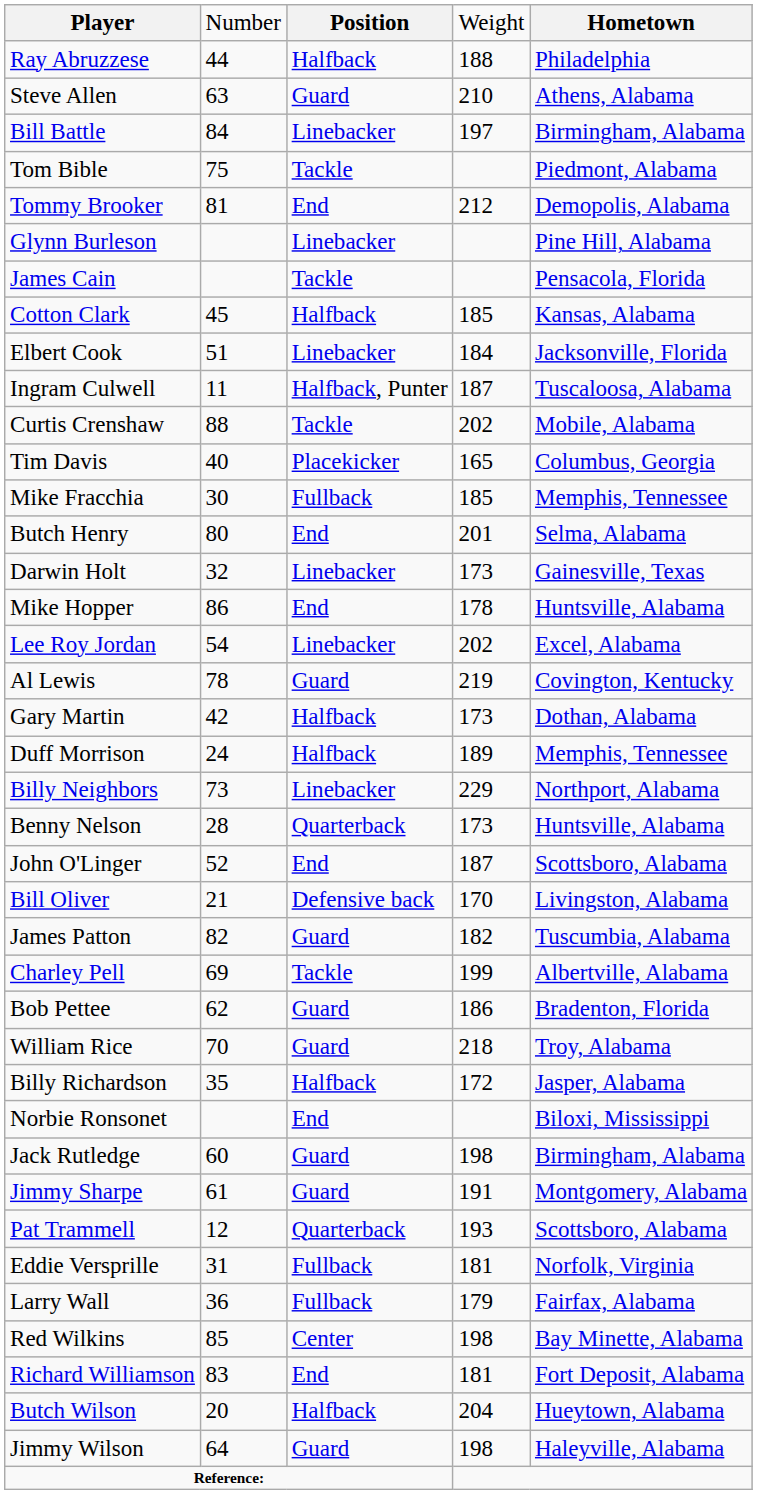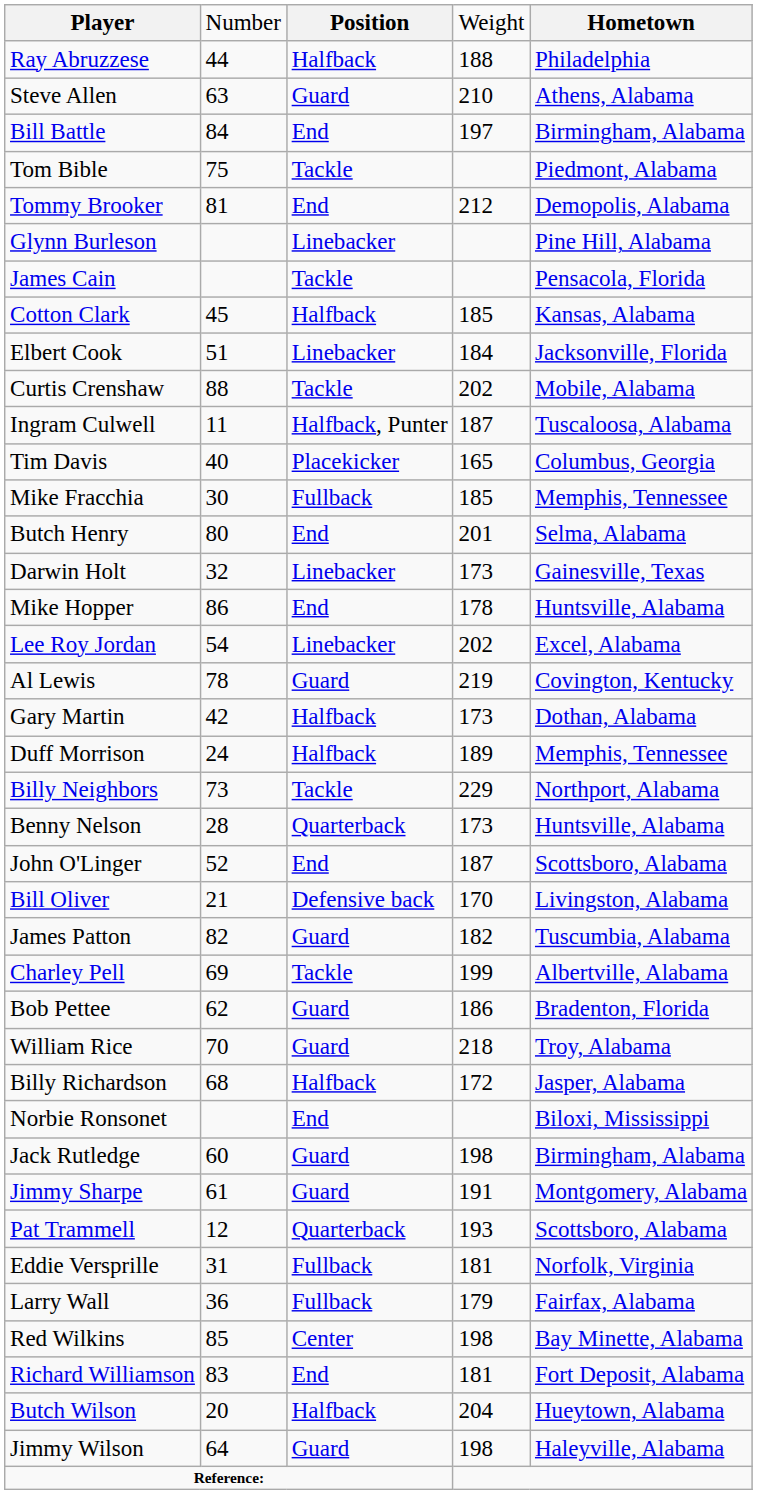(343, 132) Linebacker -> (310, 132) End
rows swapped: (87, 424) <-> (83, 388)
(343, 790) Linebacker -> (322, 790) Tackle
(217, 1082) 35 -> (217, 1082) 68
